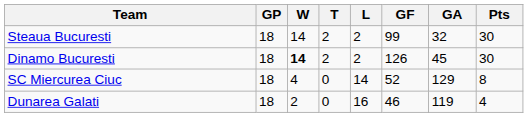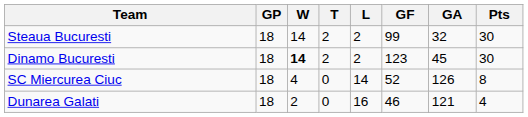(396, 58) 126 -> (396, 58) 123
(443, 79) 129 -> (443, 79) 126
(443, 101) 119 -> (443, 101) 121
